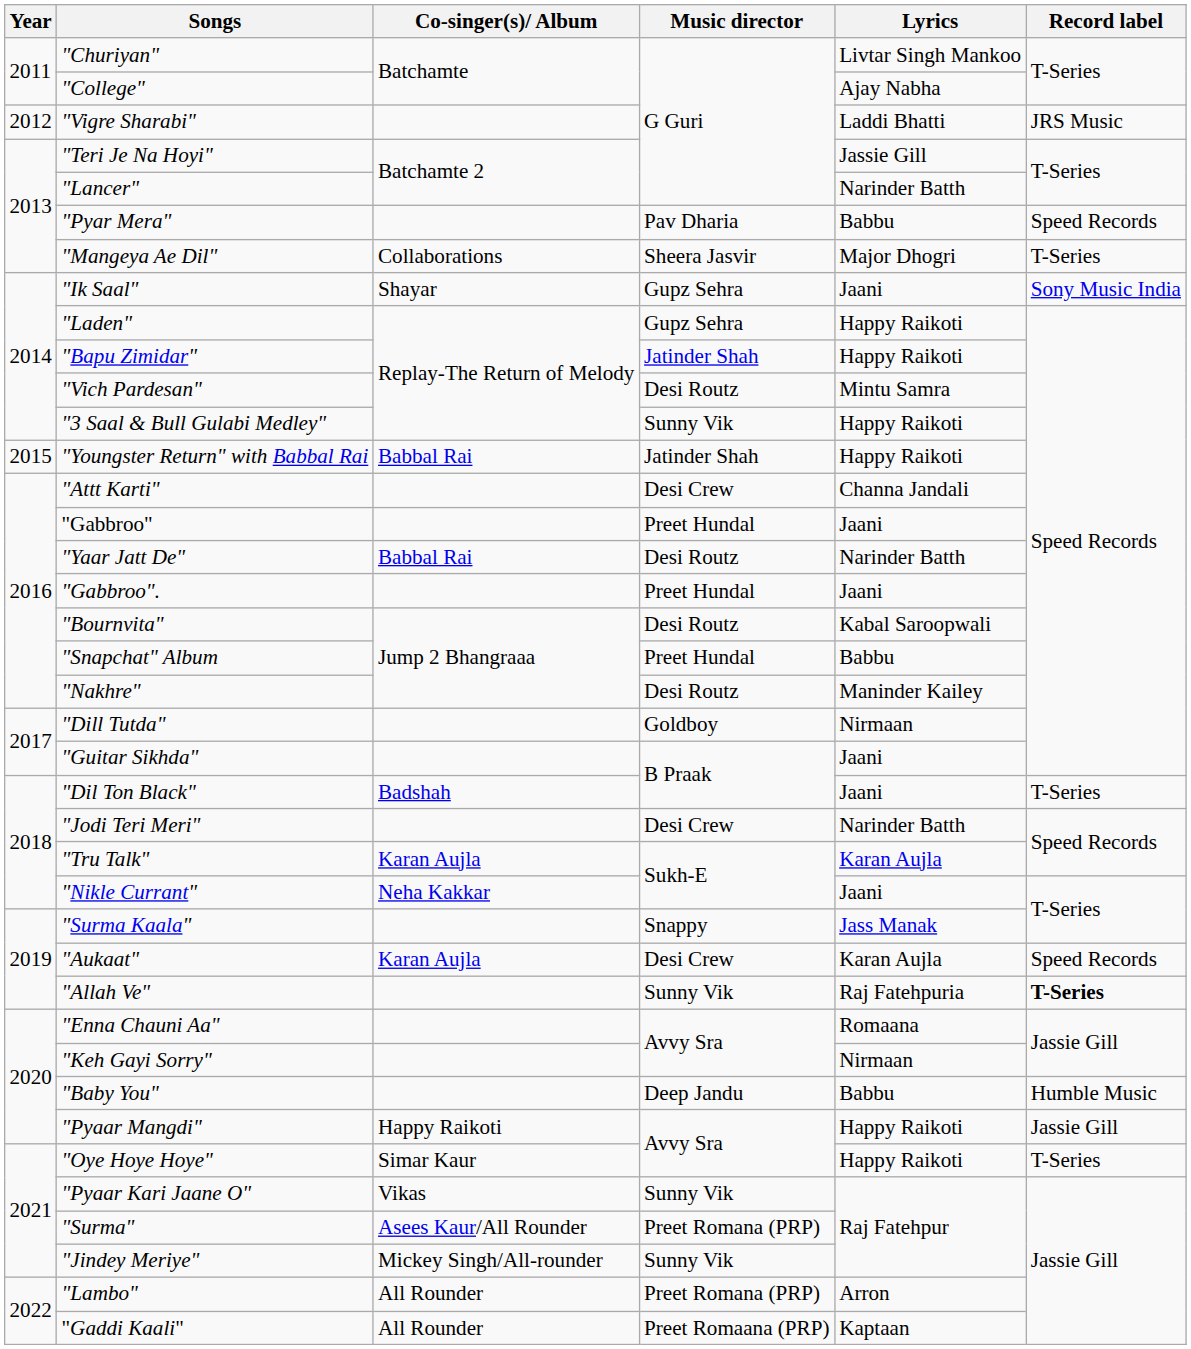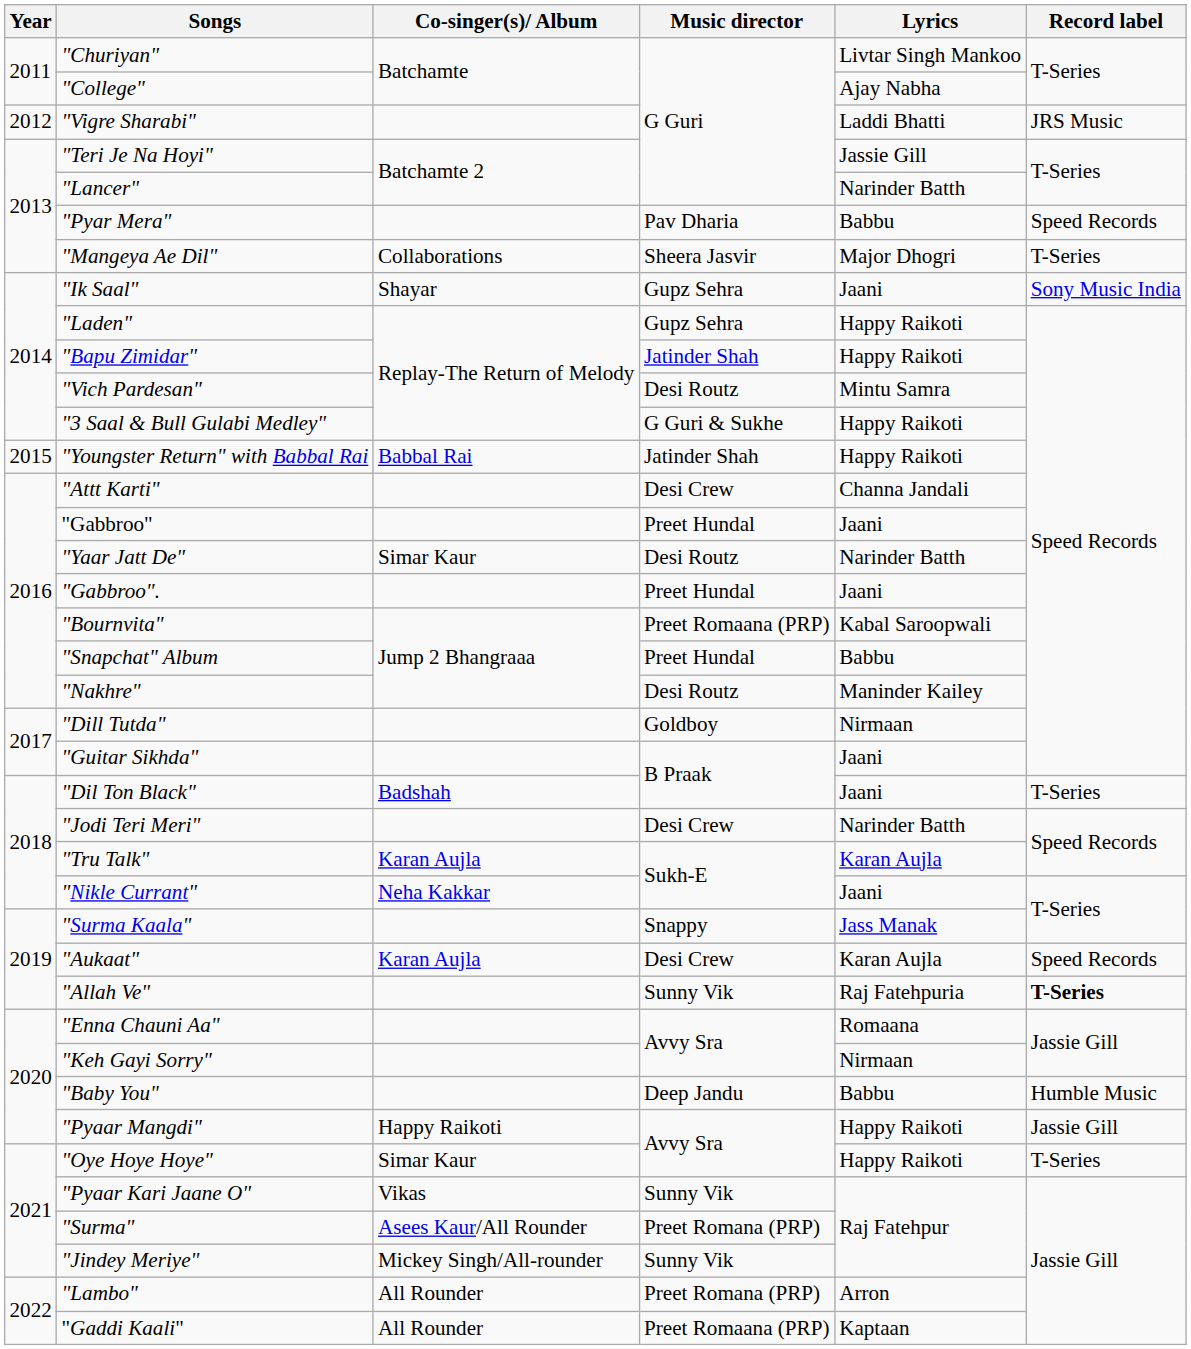(689, 423) Sunny Vik -> (714, 423) G Guri & Sukhe
(425, 557) Babbal Rai -> (427, 557) Simar Kaur
(691, 624) Desi Routz -> (737, 624) Preet Romaana (PRP)
